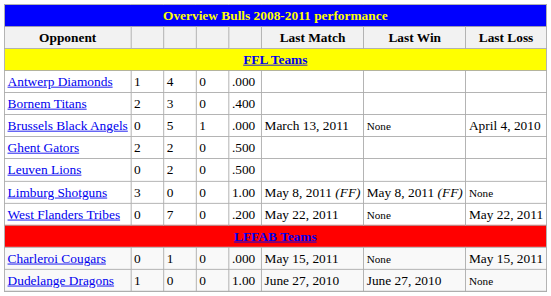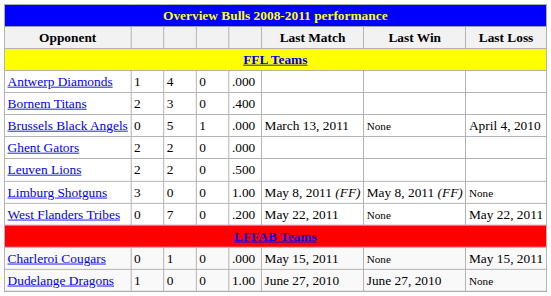(244, 148) .500 -> (244, 148) .000
(137, 170) 0 -> (137, 170) 2
